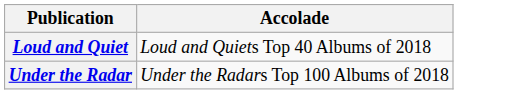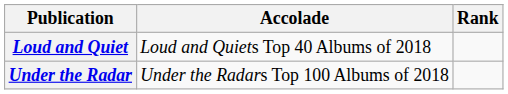+ column: (478, 18)
